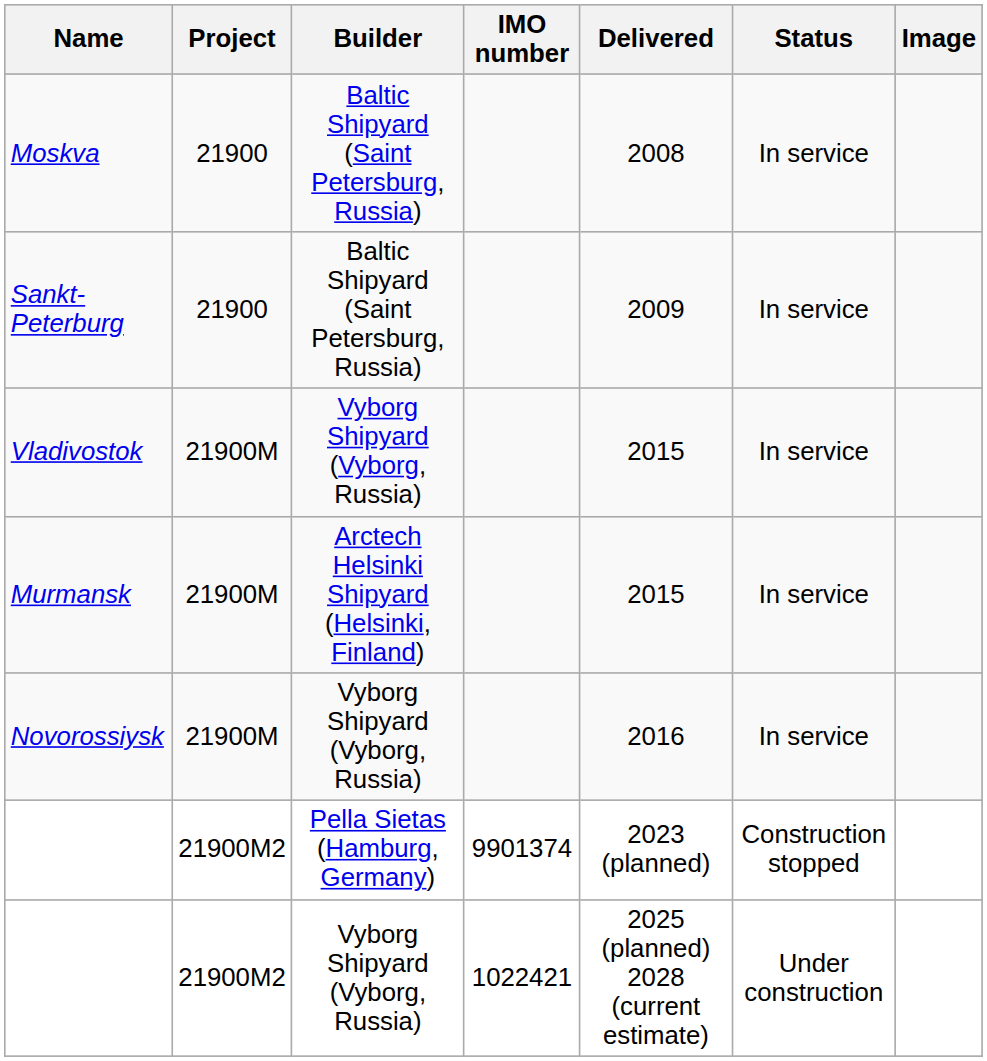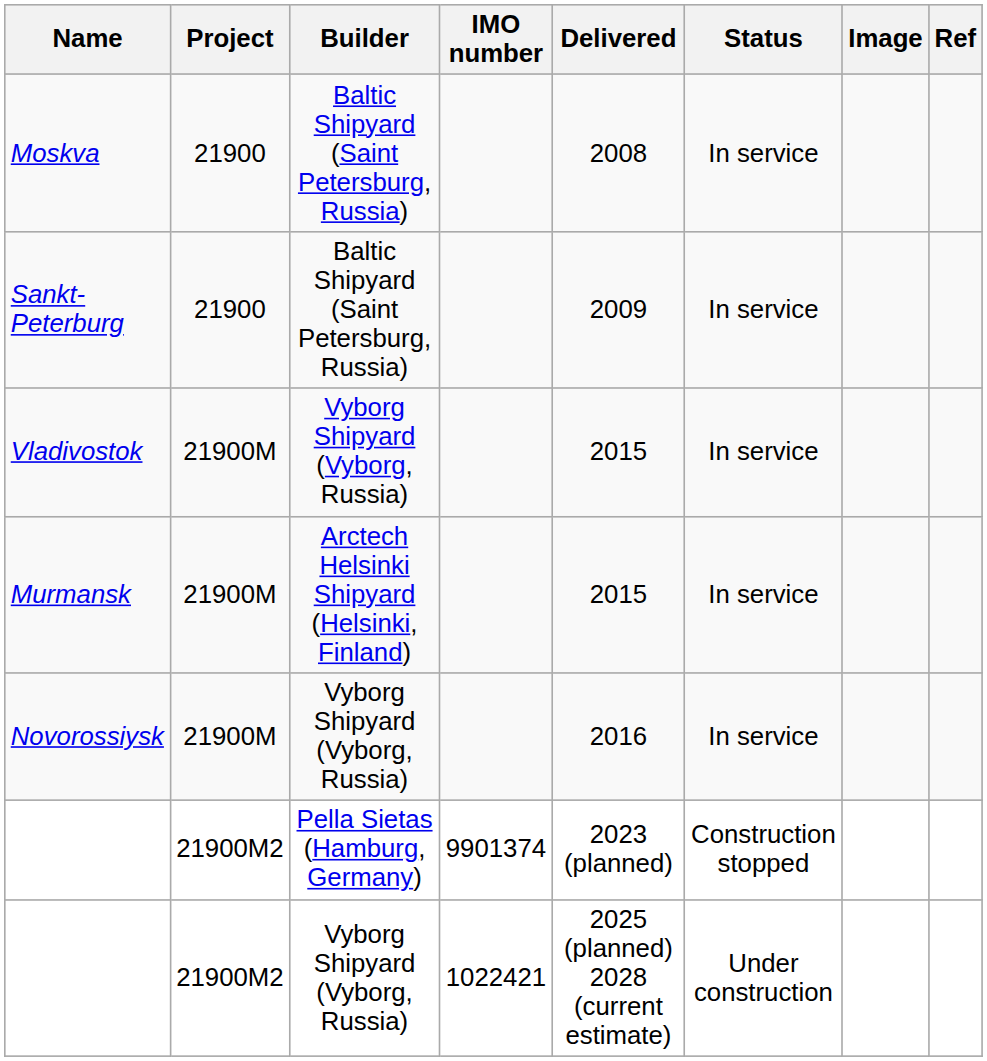+ column: (955, 39)
